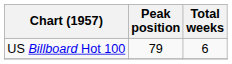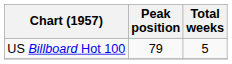(205, 48) 6 -> (205, 48) 5
